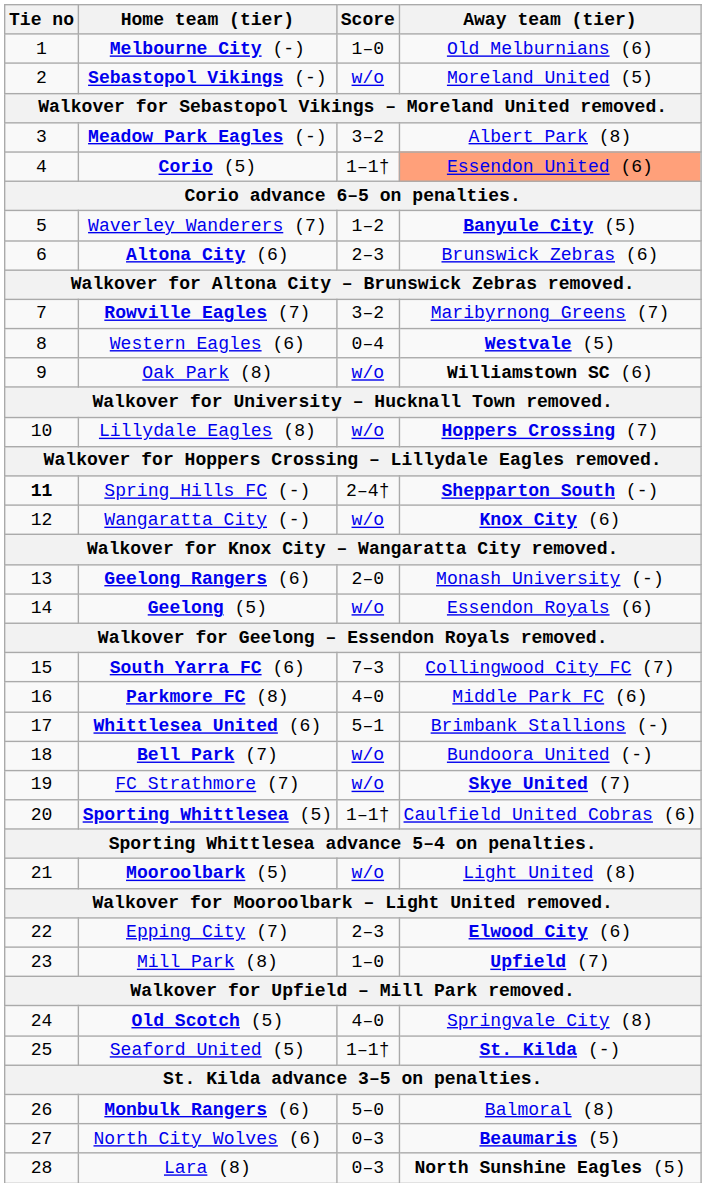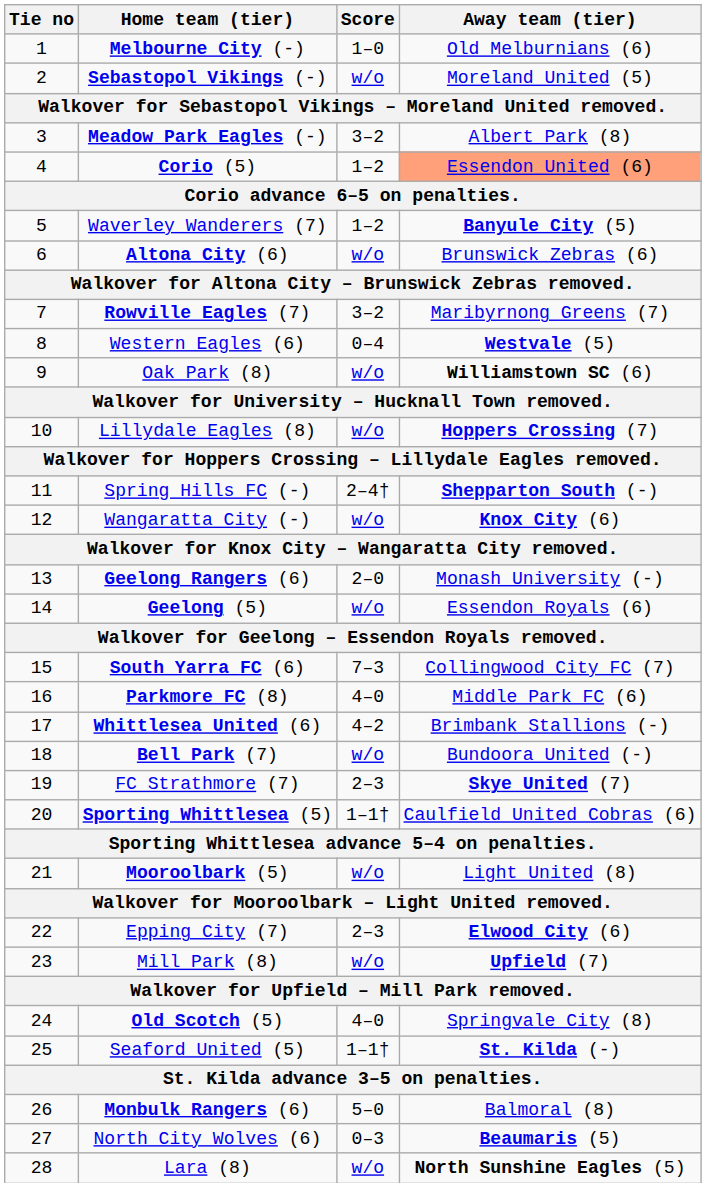(368, 167) 1–1† -> (368, 167) 1–2
(368, 255) 2–3 -> (368, 255) w/o
(42, 491) bold -> (42, 491) normal
(368, 726) 5–1 -> (368, 726) 4–2
(368, 785) w/o -> (368, 785) 2–3
(368, 962) 1–0 -> (368, 962) w/o
(368, 1168) 0–3 -> (368, 1168) w/o
